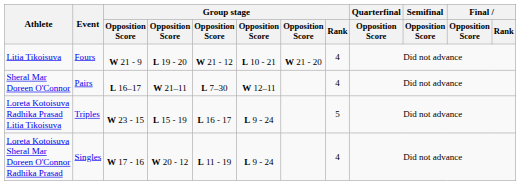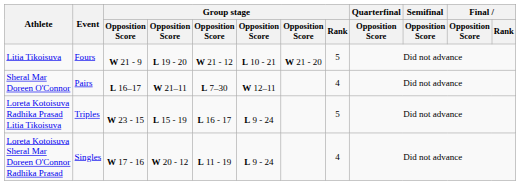(338, 57) 4 -> (338, 57) 5
